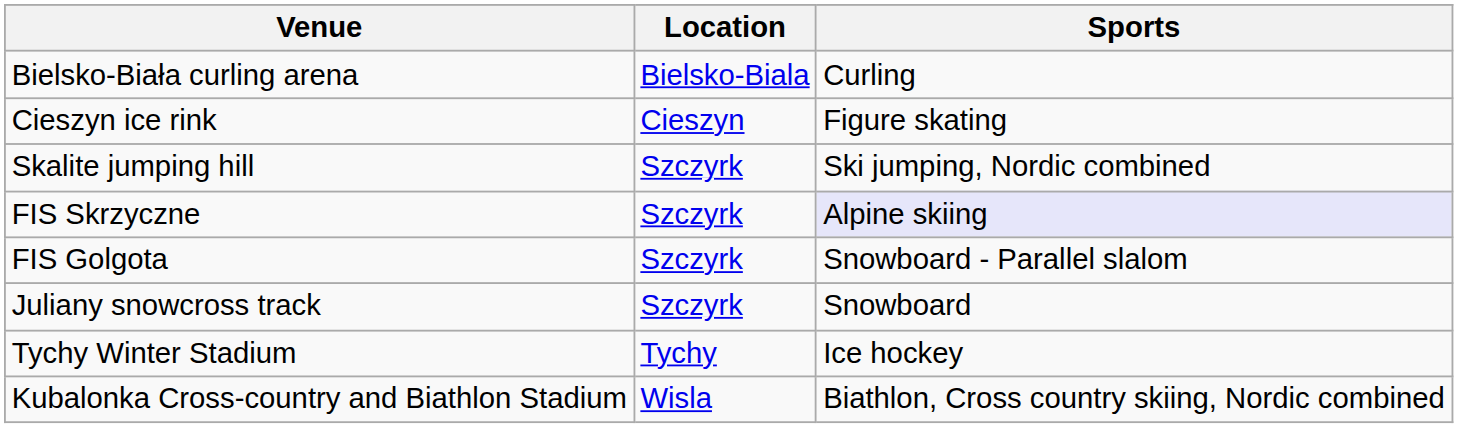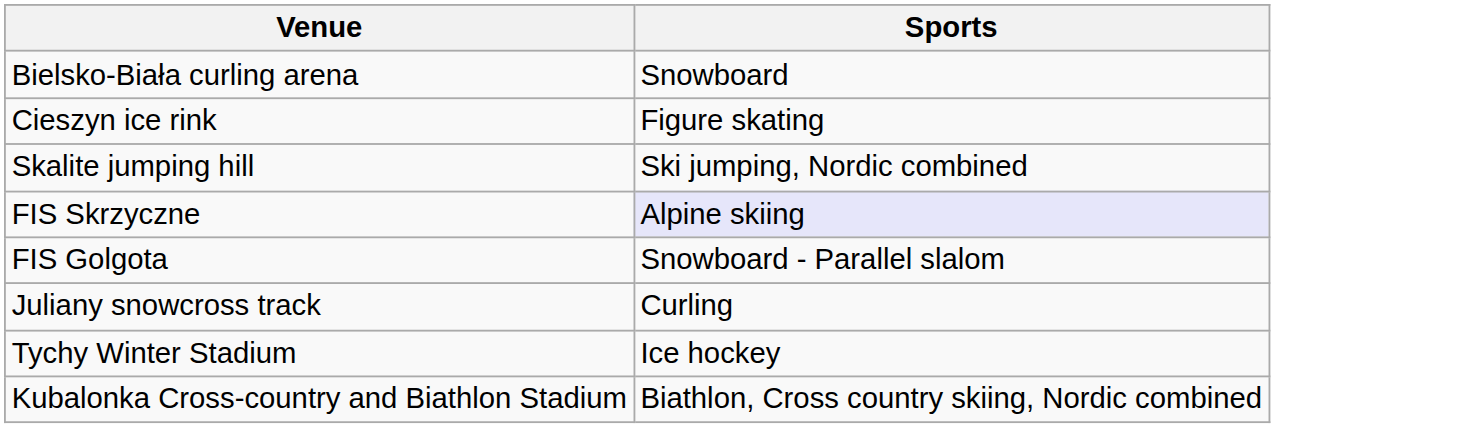- column: (725, 27)
(870, 74) Curling -> (714, 74) Snowboard
(897, 306) Snowboard -> (687, 306) Curling
